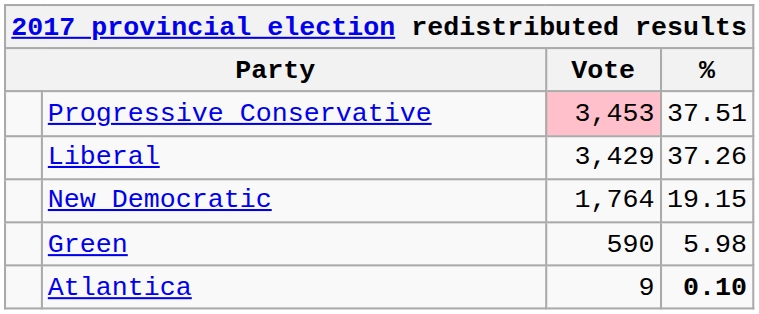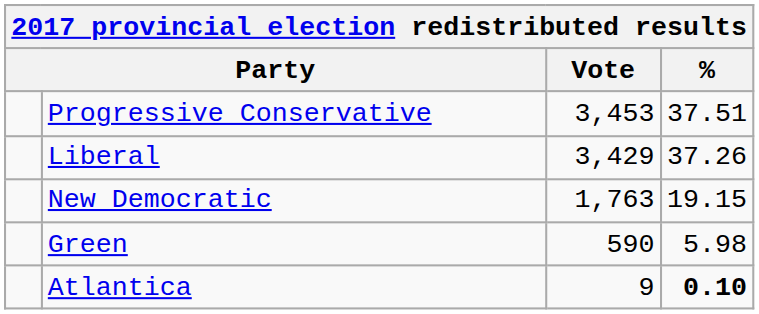(614, 114) pink background -> (614, 114) no background
(614, 200) 1,764 -> (614, 200) 1,763
